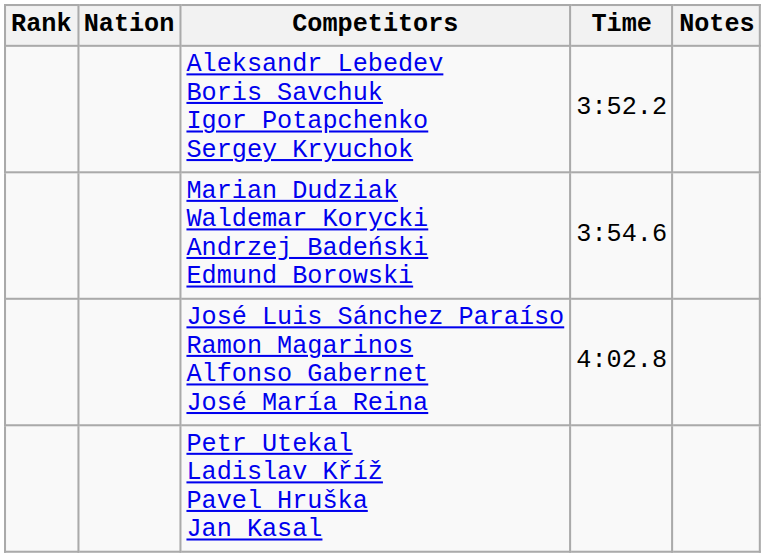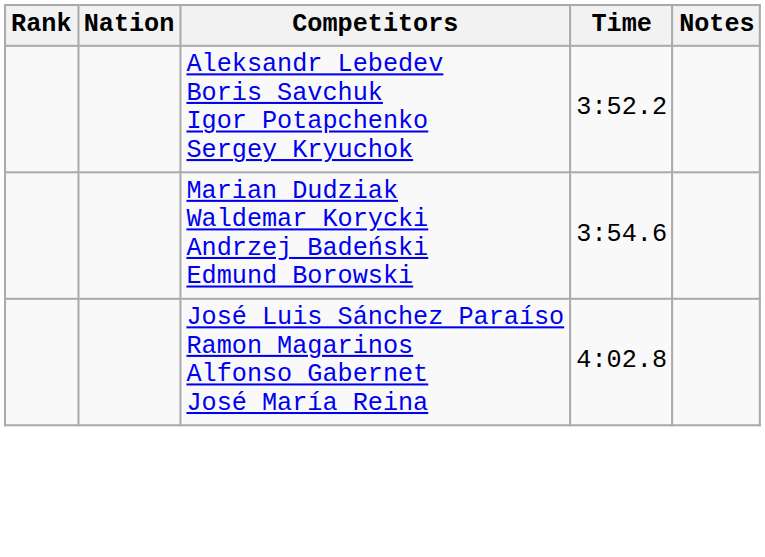- row: (285, 488)
